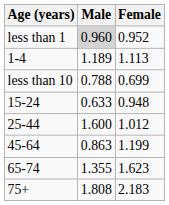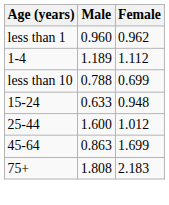(96, 37) lightgrey background -> (96, 37) no background
(134, 37) 0.952 -> (134, 37) 0.962
(133, 59) 1.113 -> (133, 59) 1.112
(134, 146) 1.199 -> (134, 146) 1.699
- row: (24, 168)
